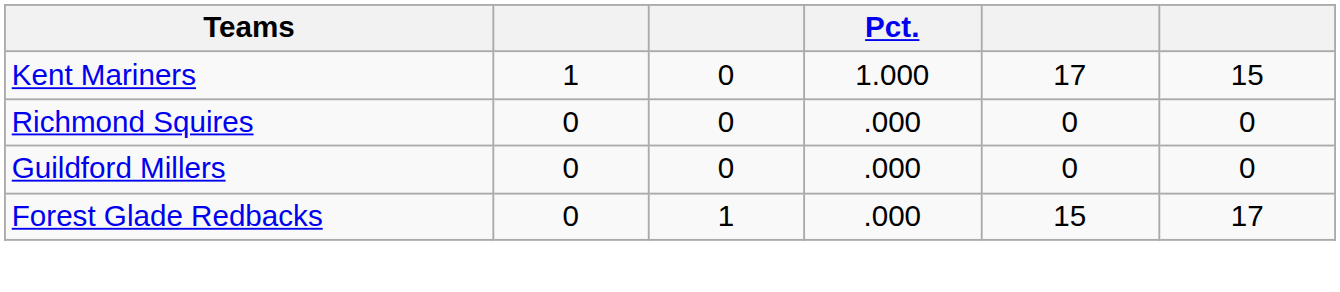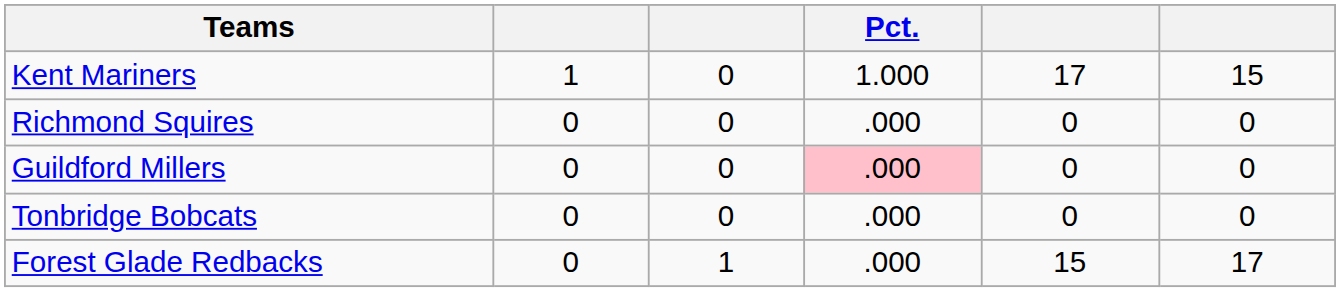(892, 168) no background -> (892, 168) pink background
+ row: (134, 215)
